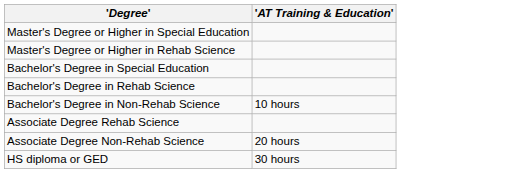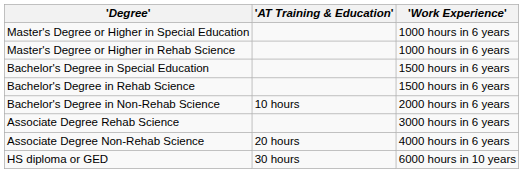+ column: (457, 13)
